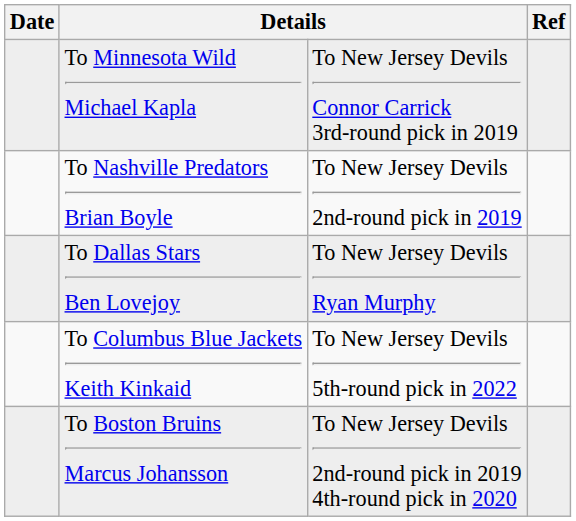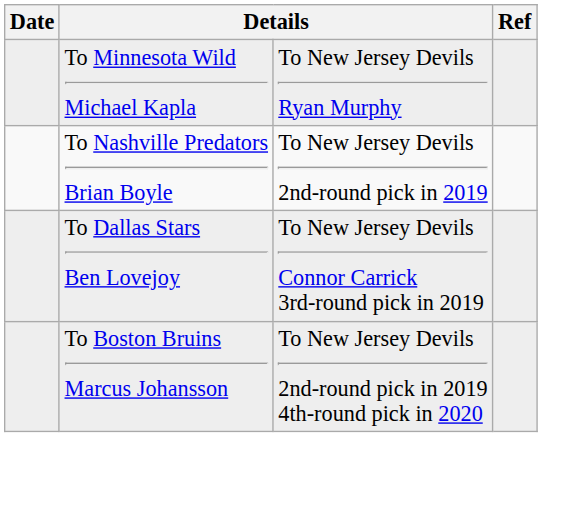(417, 94) To New Jersey Devils Connor Carrick 3rd-round pick in 2019 -> (383, 82) To New Jersey Devils Ryan Murphy
(417, 278) To New Jersey Devils Ryan Murphy -> (383, 265) To New Jersey Devils Connor Carrick 3rd-round pick in 2019
- row: (183, 363)
